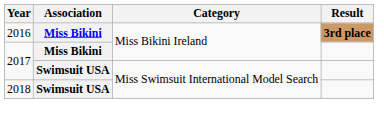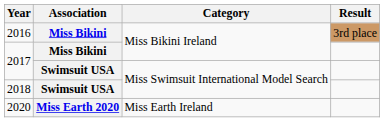(347, 32) bold -> (355, 32) normal
+ row: (19, 107)
